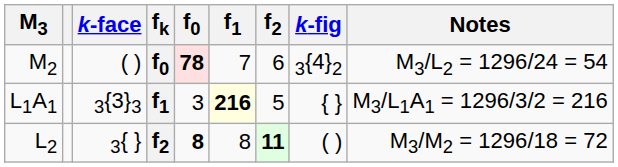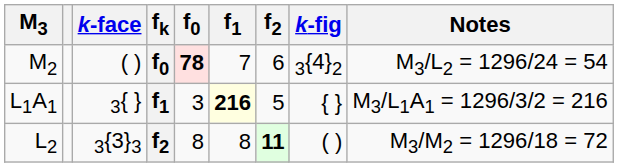(118, 103) 3{3}3 -> (126, 103) 3{ }
(126, 143) 3{ } -> (118, 143) 3{3}3
(198, 142) bold -> (198, 142) normal
